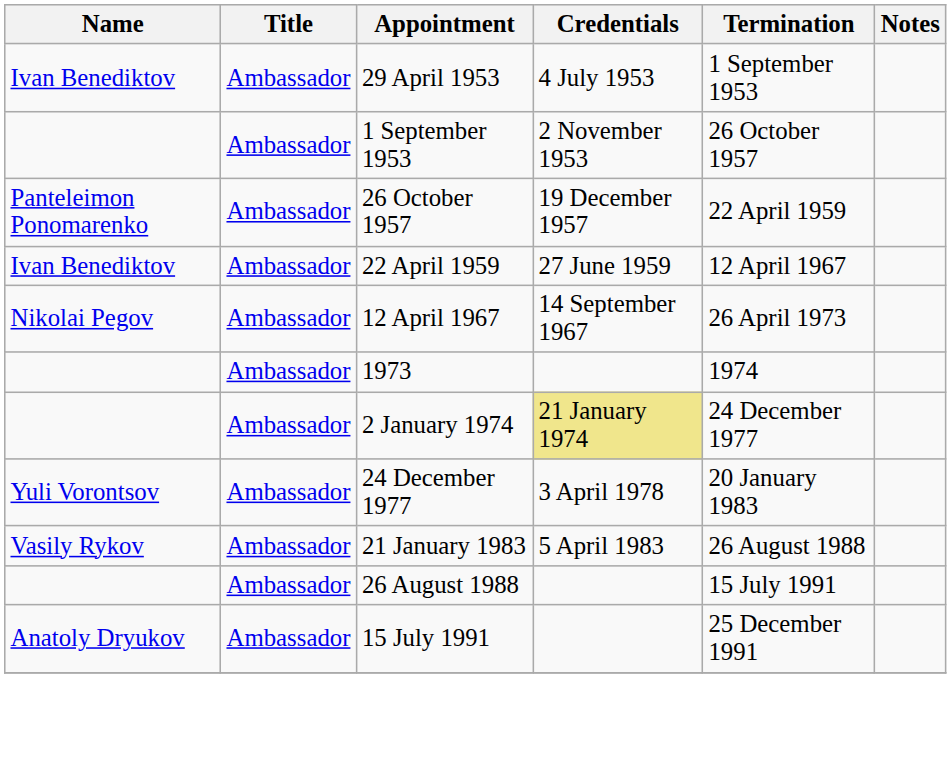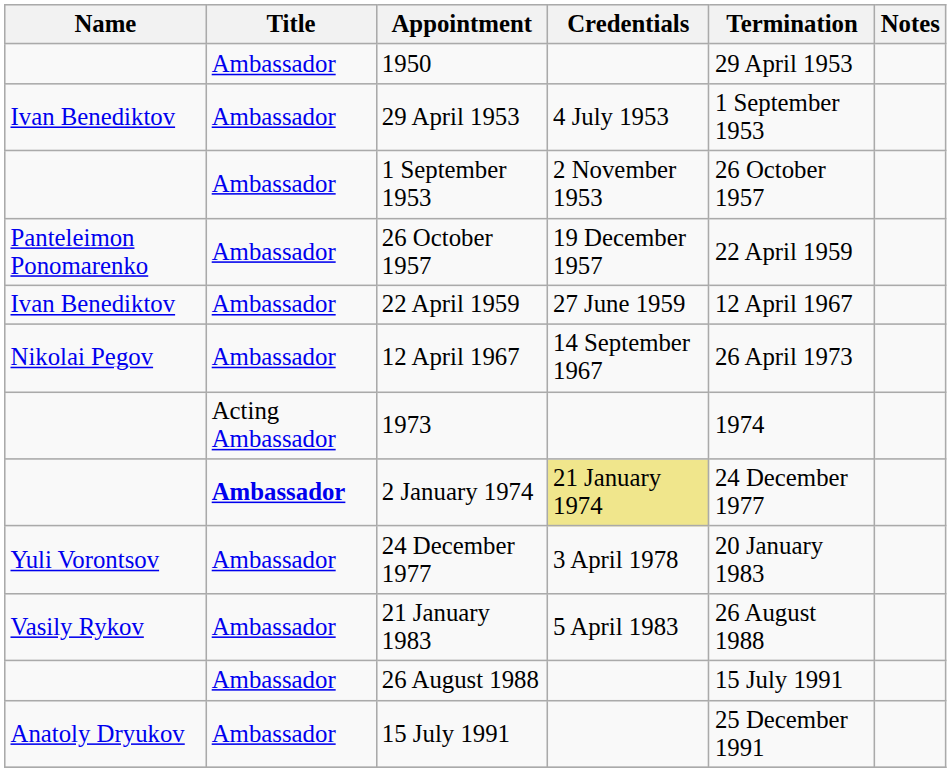+ row: (407, 63)
(288, 371) Ambassador -> (274, 425) Acting Ambassador
(288, 425) normal -> (279, 492) bold
